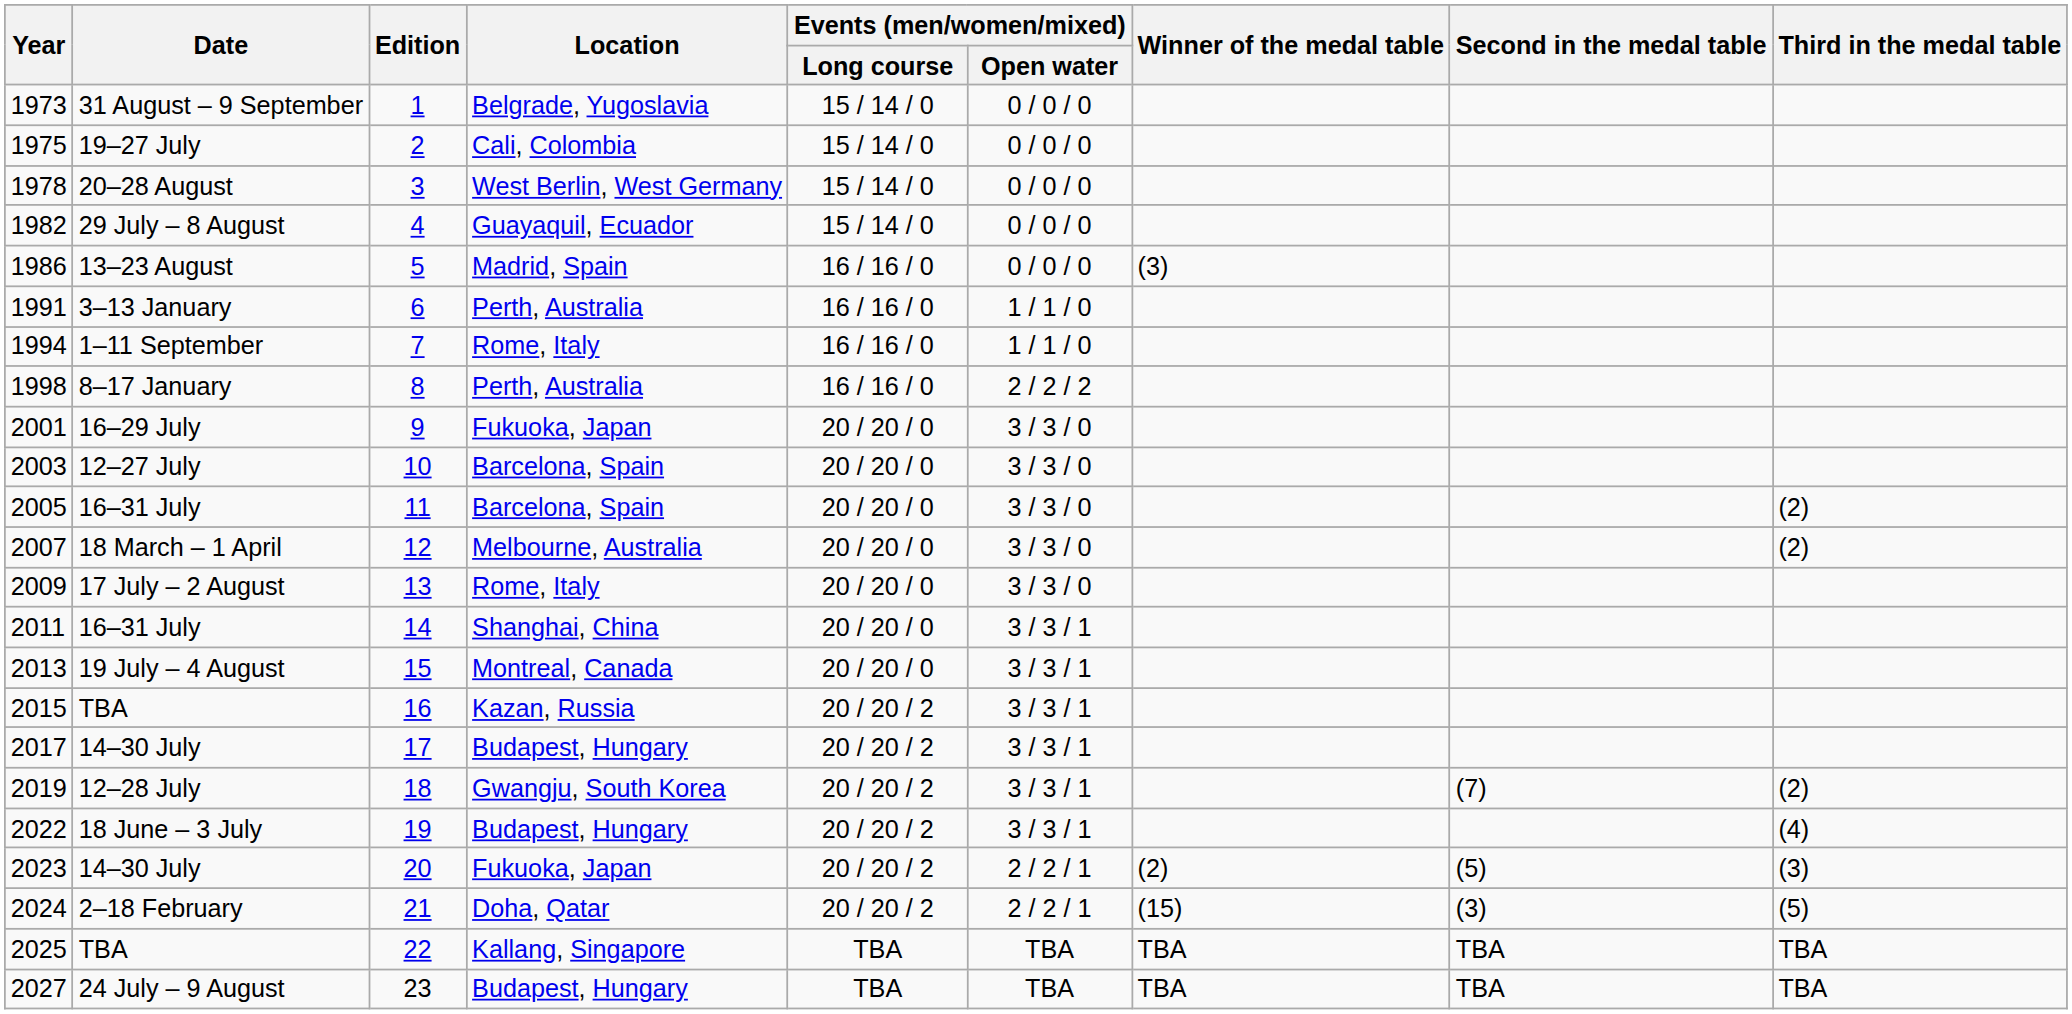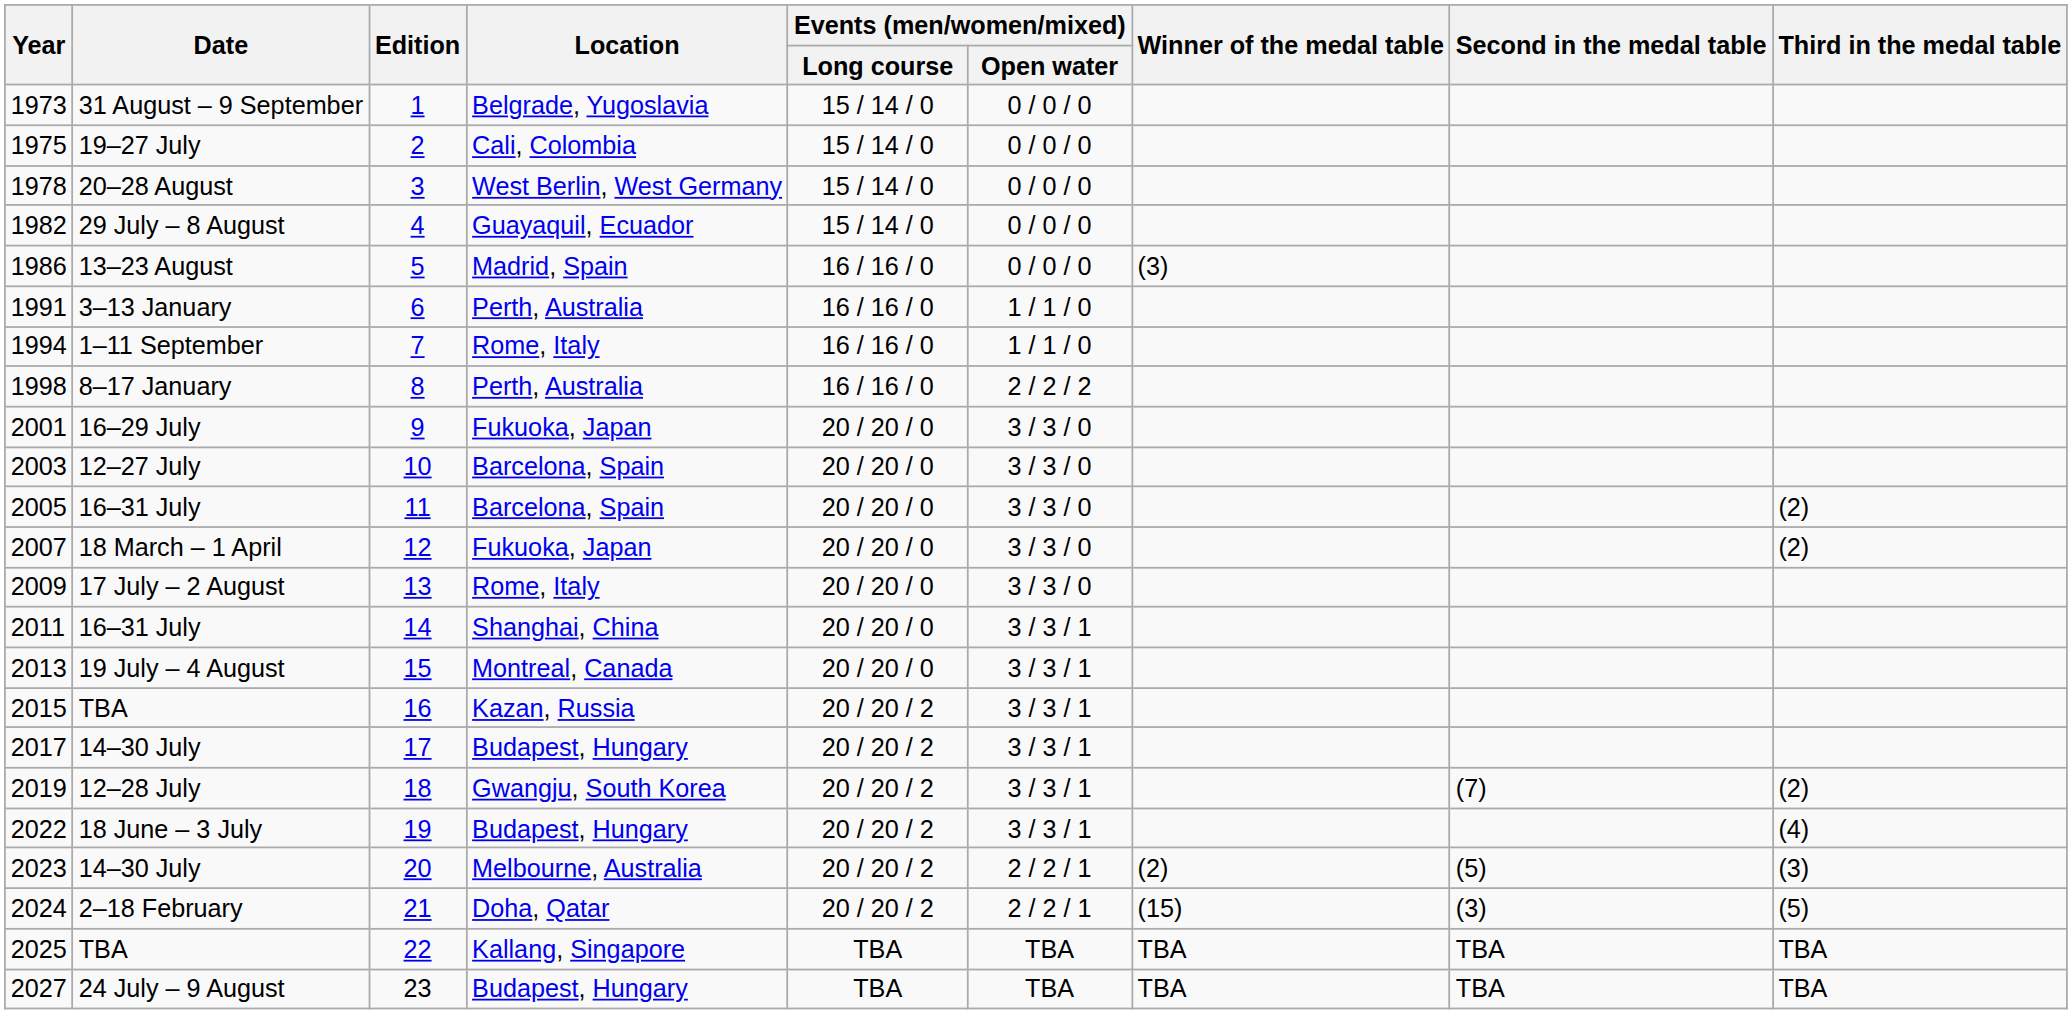(587, 547) Melbourne, Australia -> (562, 547) Fukuoka, Japan
(562, 868) Fukuoka, Japan -> (587, 868) Melbourne, Australia
